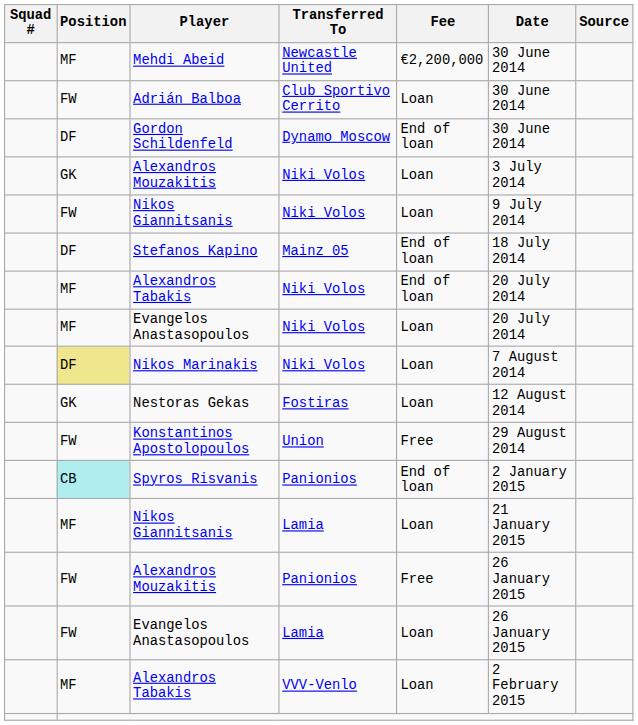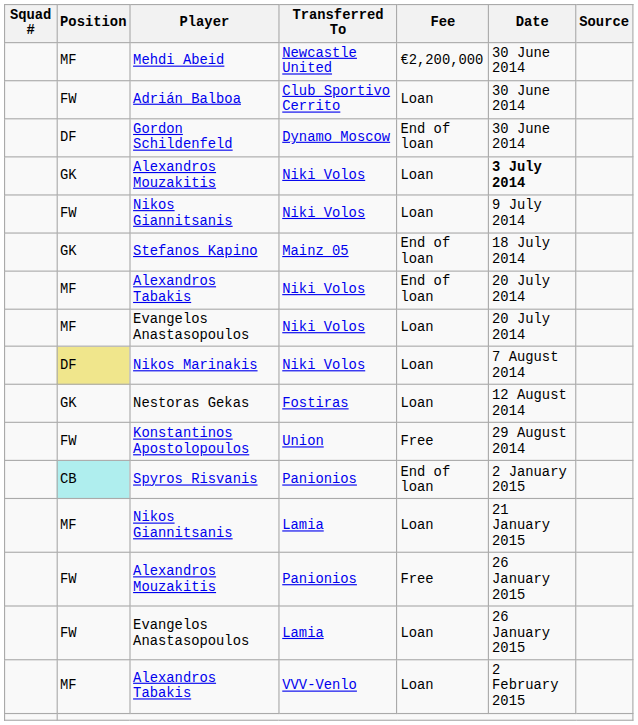(517, 176) normal -> (517, 176) bold
(68, 252) DF -> (68, 252) GK
